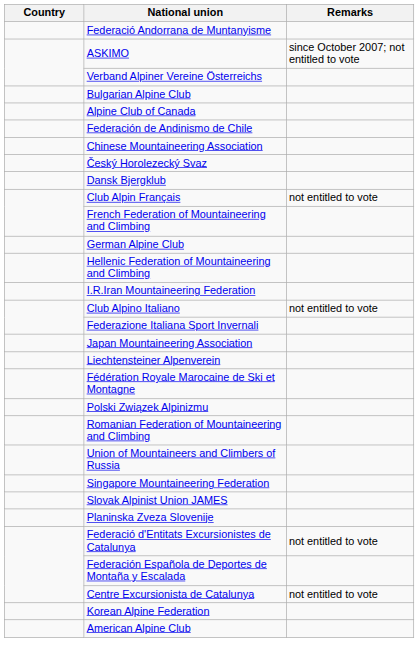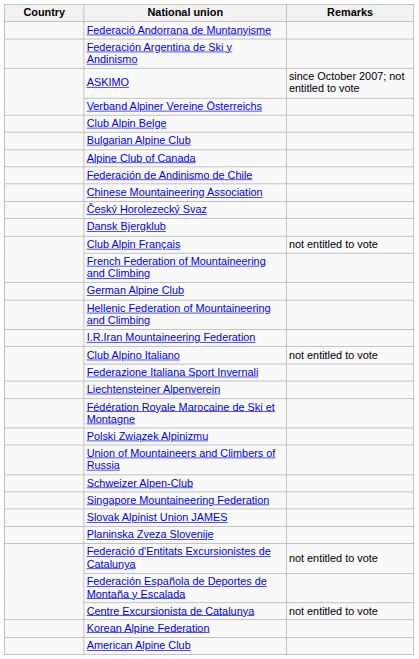+ row: (159, 53)
+ row: (127, 123)
- row: (170, 343)
- row: (184, 430)
+ row: (140, 483)
